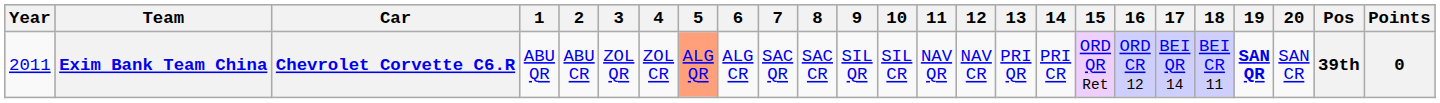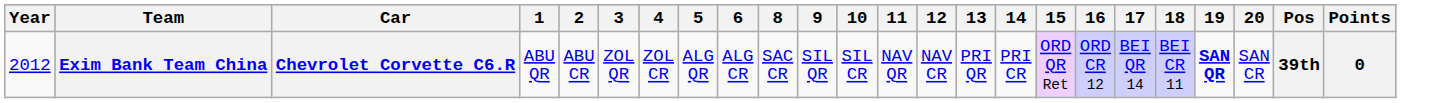- column: (778, 18)
(30, 65) 2011 -> (30, 65) 2012
(698, 65) lightsalmon background -> (698, 65) no background
